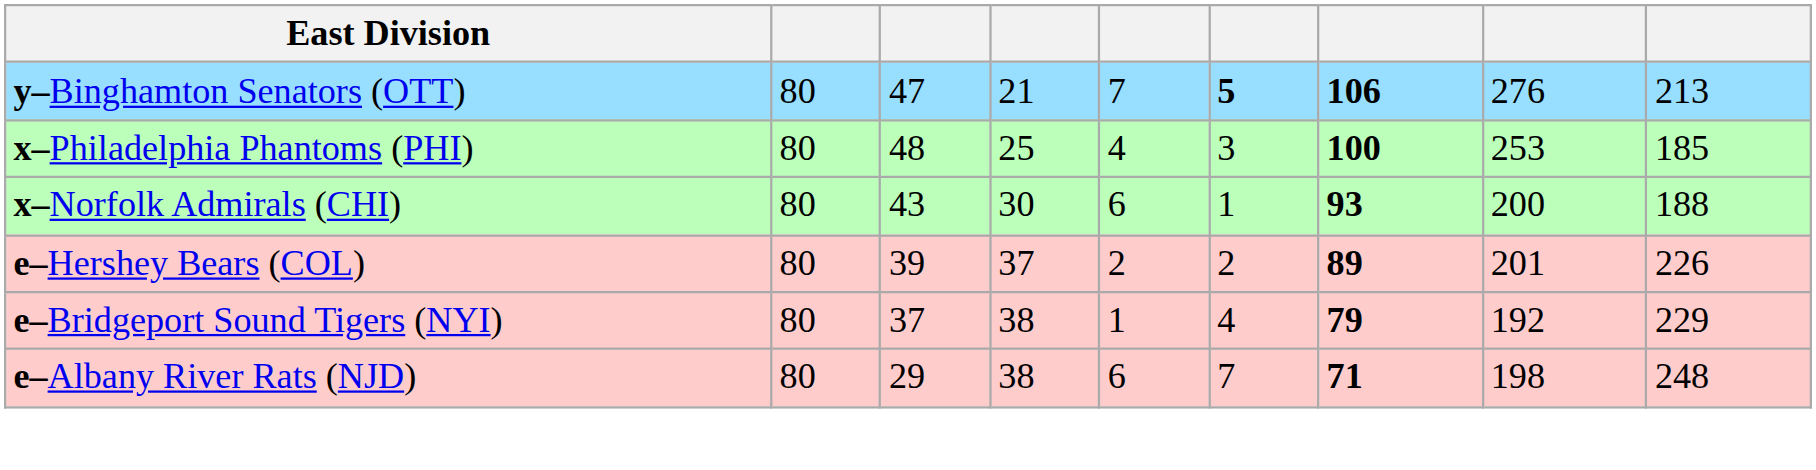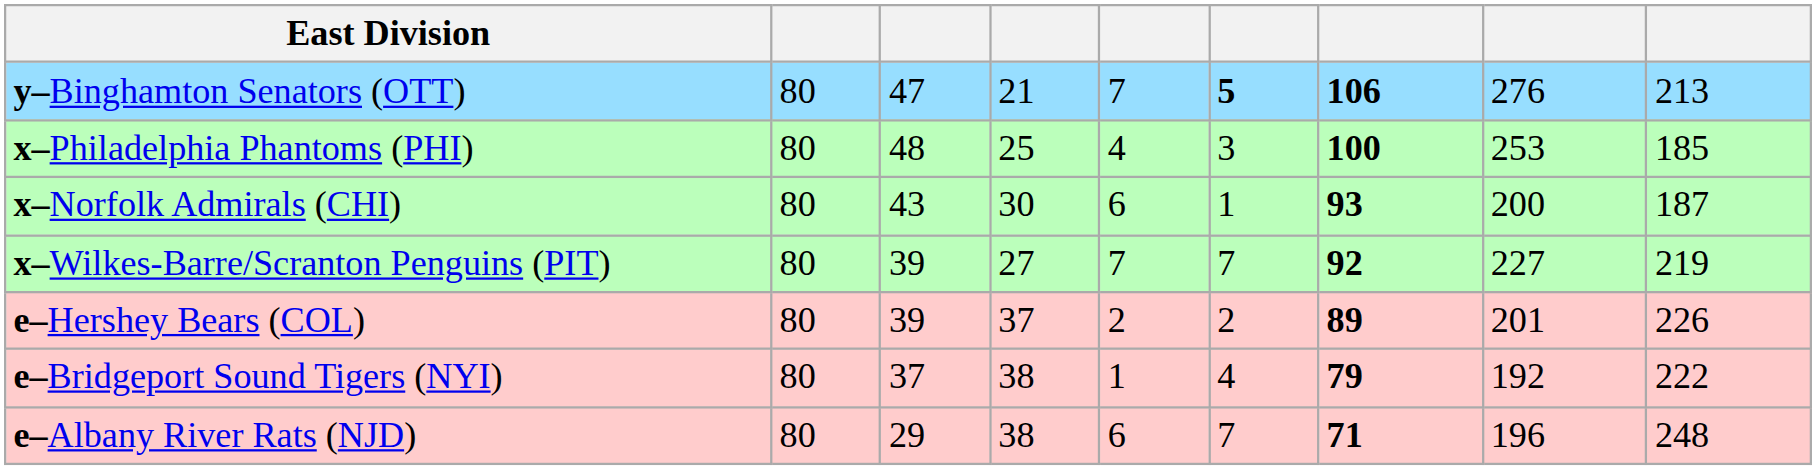(1682, 205) 188 -> (1682, 205) 187
+ row: (312, 262)
(1682, 319) 229 -> (1682, 377) 222
(1518, 377) 198 -> (1518, 434) 196
